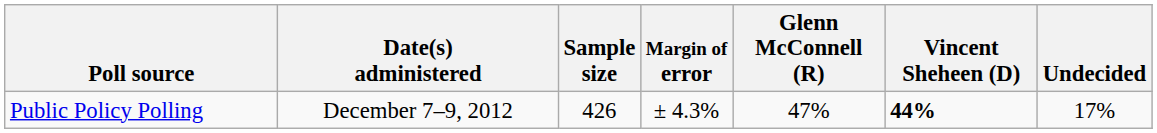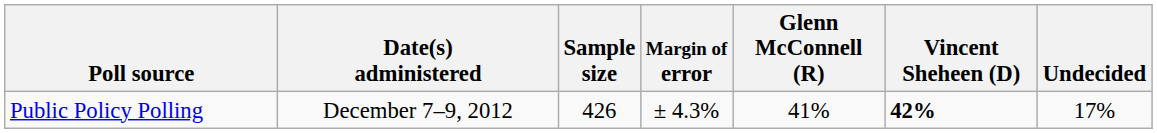(809, 109) 47% -> (809, 109) 41%
(913, 109) 44% -> (913, 109) 42%
